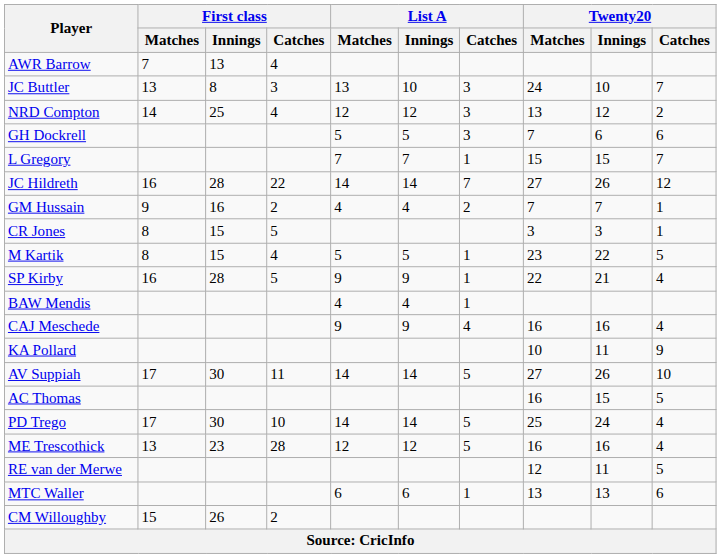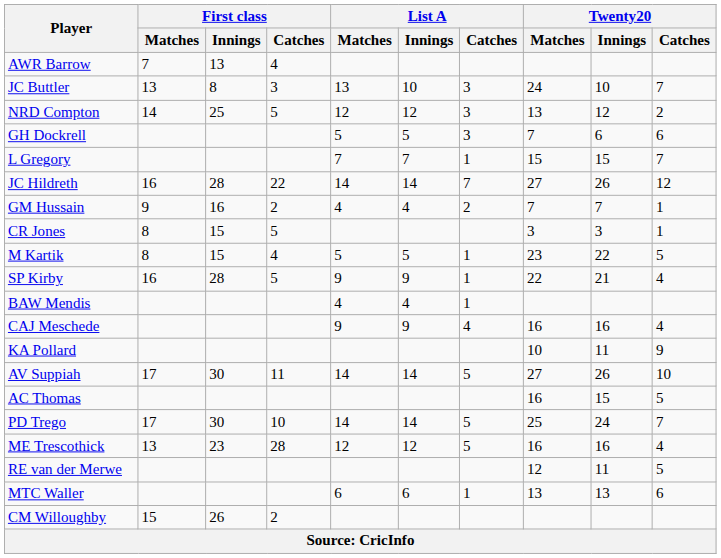(274, 111) 4 -> (274, 111) 5
(660, 421) 4 -> (660, 421) 7
